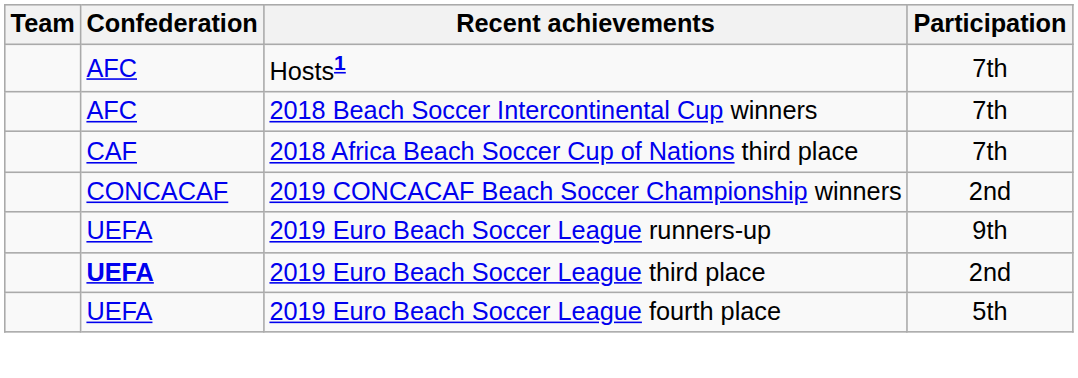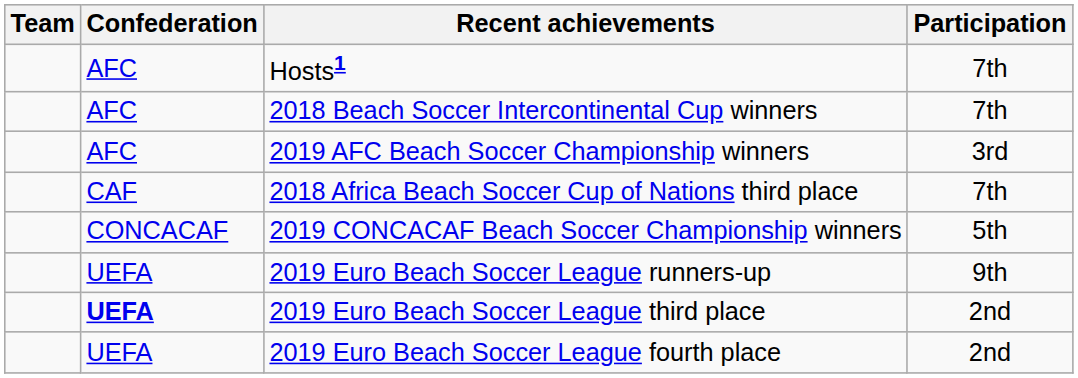+ row: (539, 151)
(990, 191) 2nd -> (990, 231) 5th
(990, 312) 5th -> (990, 352) 2nd
